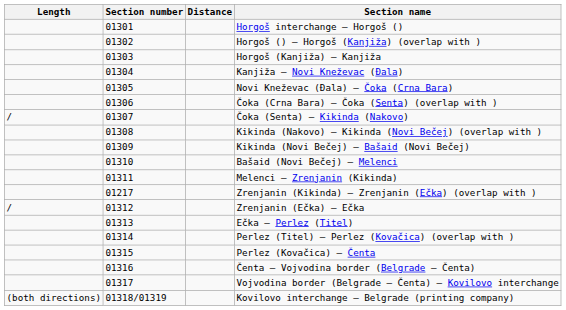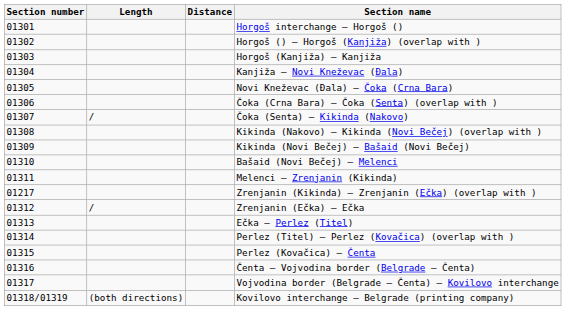columns swapped: (144, 12) <-> (54, 12)
